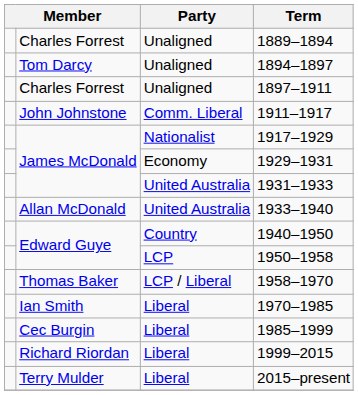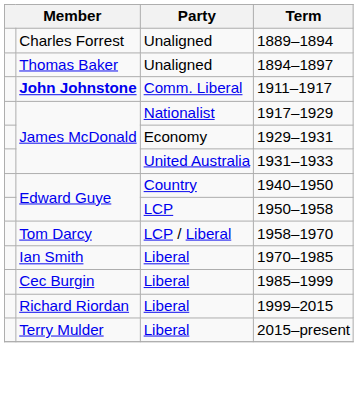(56, 64) Tom Darcy -> (69, 64) Thomas Baker
- row: (295, 88)
(73, 112) normal -> (78, 88) bold
- row: (295, 209)
(69, 281) Thomas Baker -> (56, 233) Tom Darcy
